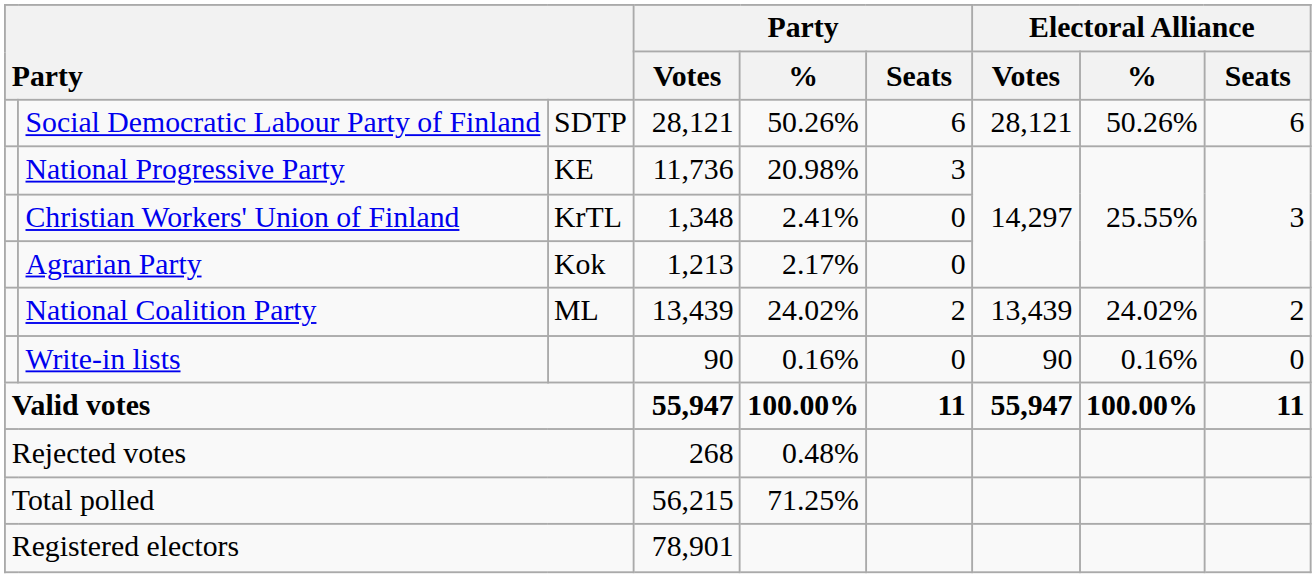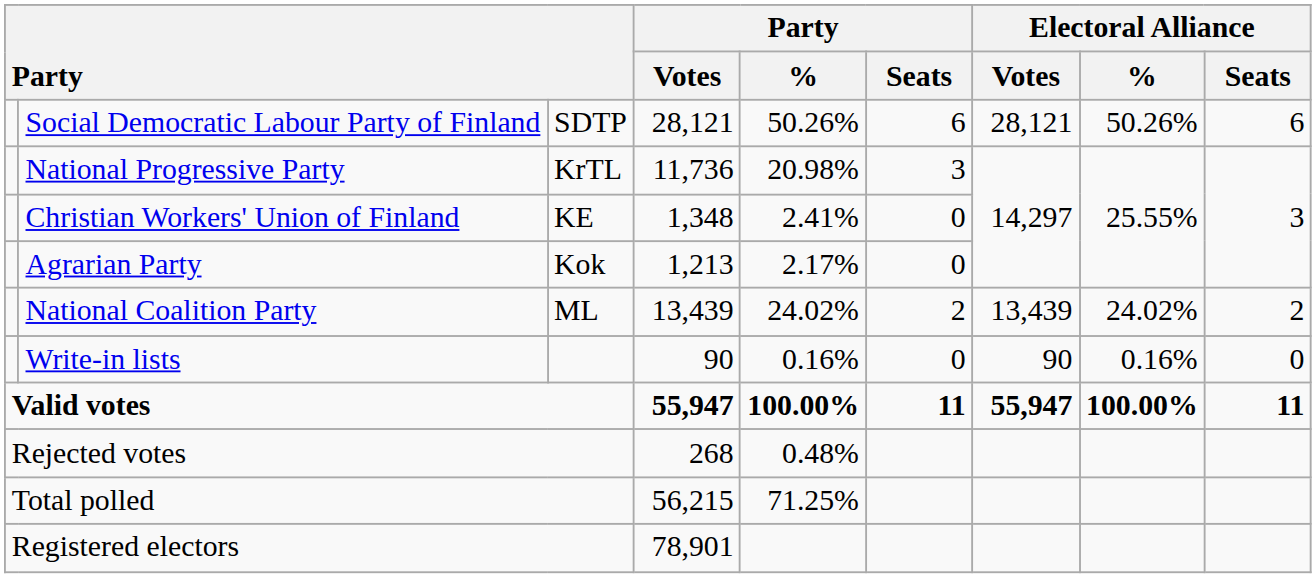(574, 169) KE -> (588, 169) KrTL
(588, 216) KrTL -> (574, 216) KE
